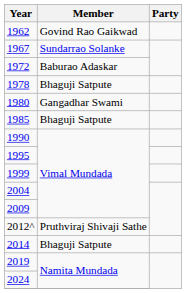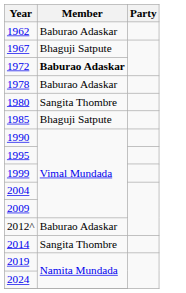(89, 31) Govind Rao Gaikwad -> (78, 31) Baburao Adaskar
(82, 48) Sundarrao Solanke -> (76, 48) Bhaguji Satpute
(78, 66) normal -> (82, 66) bold
(76, 84) Bhaguji Satpute -> (78, 84) Baburao Adaskar
(81, 102) Gangadhar Swami -> (78, 102) Sangita Thombre
(93, 226) Pruthviraj Shivaji Sathe -> (78, 226) Baburao Adaskar
(76, 244) Bhaguji Satpute -> (78, 244) Sangita Thombre
